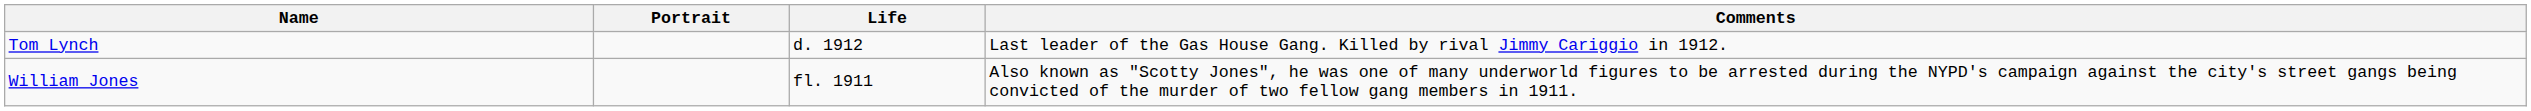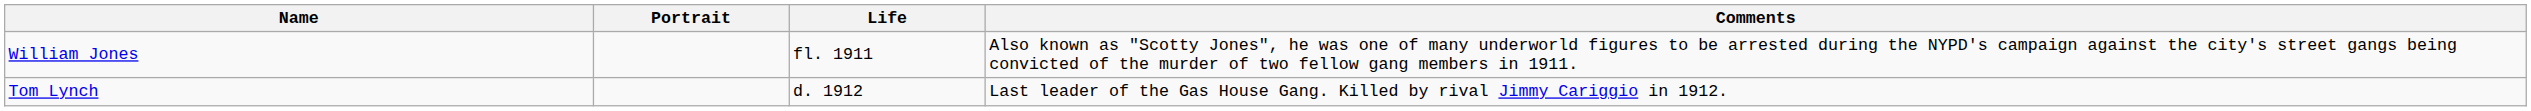rows swapped: (54, 45) <-> (74, 82)
